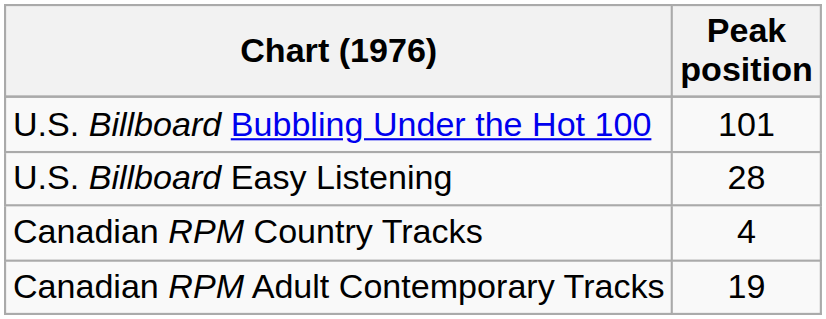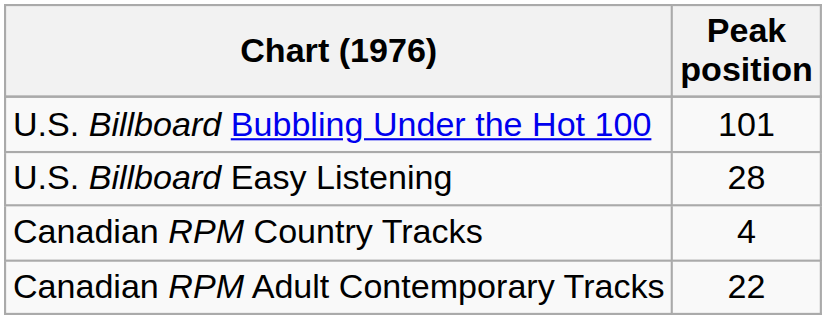(747, 286) 19 -> (747, 286) 22
